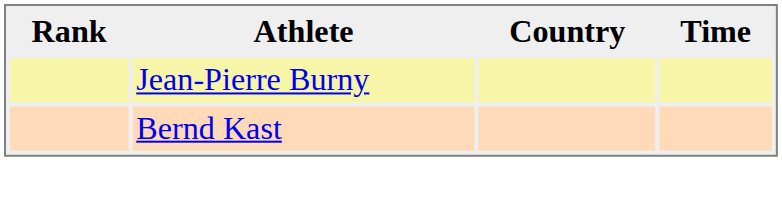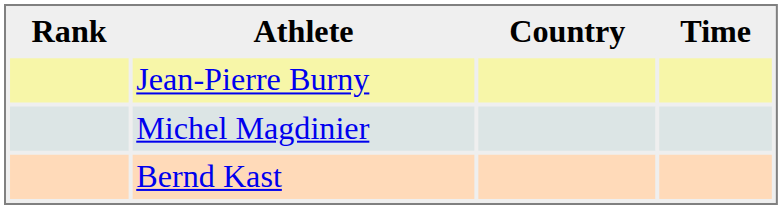+ row: (253, 128)
